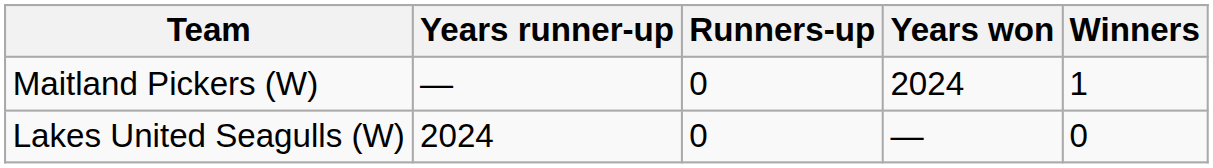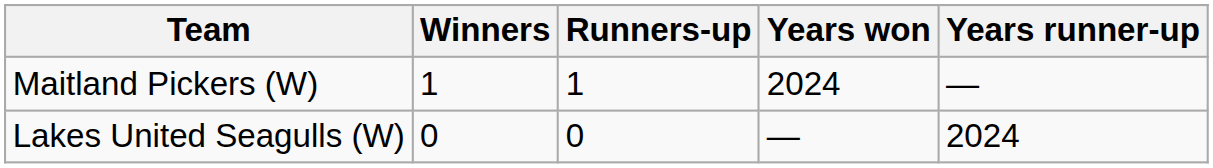columns swapped: (1135, 30) <-> (547, 30)
(699, 83) 0 -> (575, 83) 1
